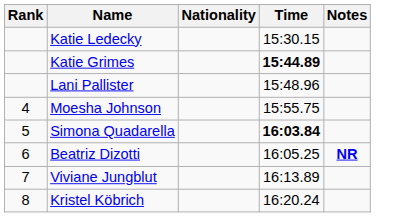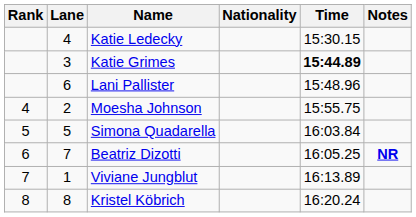+ column: (67, 16)
(291, 131) bold -> (332, 131) normal
